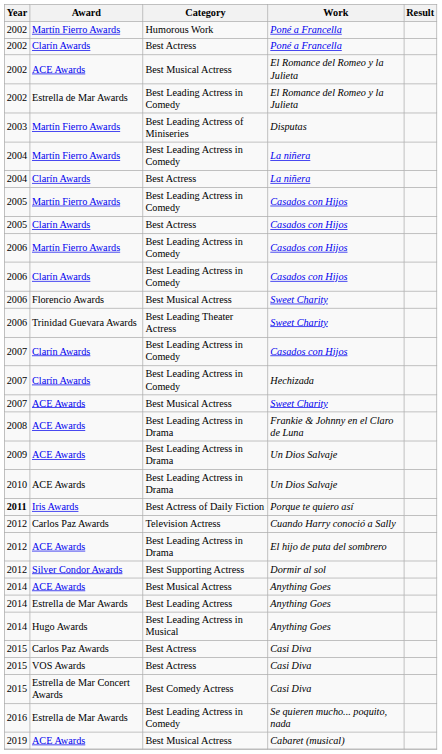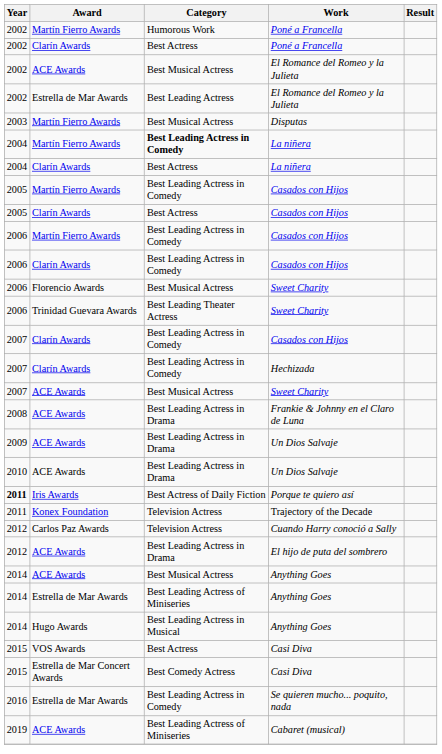(194, 98) Best Leading Actress in Comedy -> (190, 98) Best Leading Actress
(194, 127) Best Leading Actress of Miniseries -> (190, 121) Best Musical Actress
(194, 156) normal -> (198, 144) bold
+ row: (70, 512)
- row: (77, 570)
(189, 603) Best Leading Actress -> (196, 597) Best Leading Actress of Miniseries
- row: (70, 649)
(189, 741) Best Musical Actress -> (196, 730) Best Leading Actress of Miniseries
